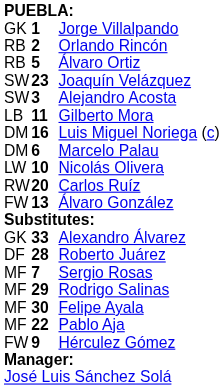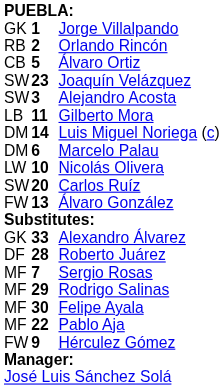(15, 63) RB -> (15, 63) CB
(40, 133) 16 -> (40, 133) 14
(17, 185) RW -> (17, 185) SW
